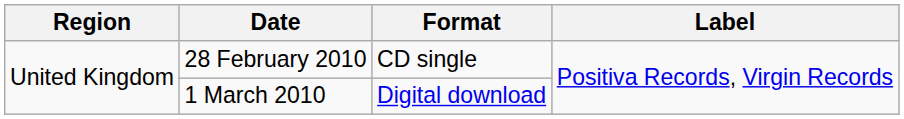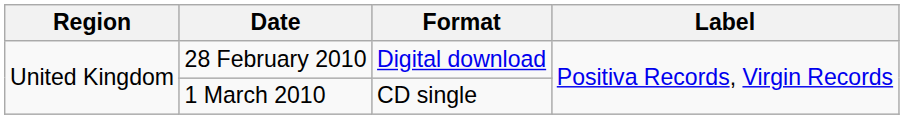(427, 59) CD single -> (462, 59) Digital download
(462, 95) Digital download -> (427, 95) CD single
